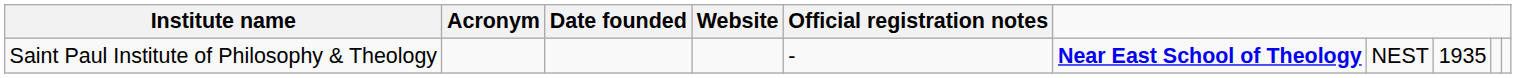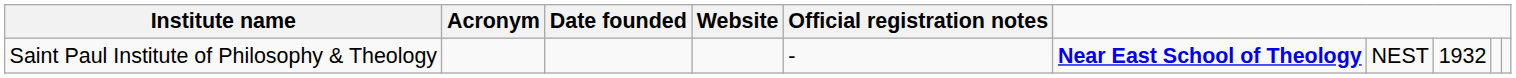(1463, 55) 1935 -> (1463, 55) 1932
